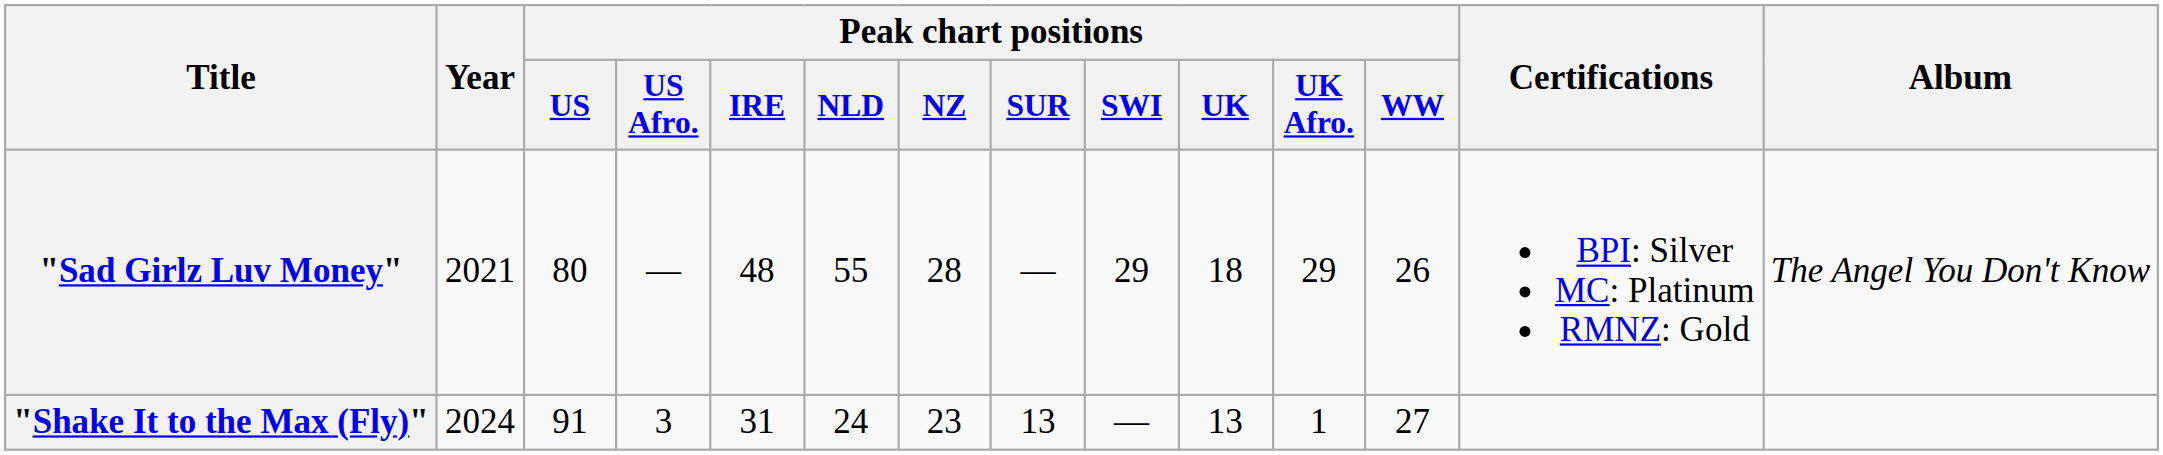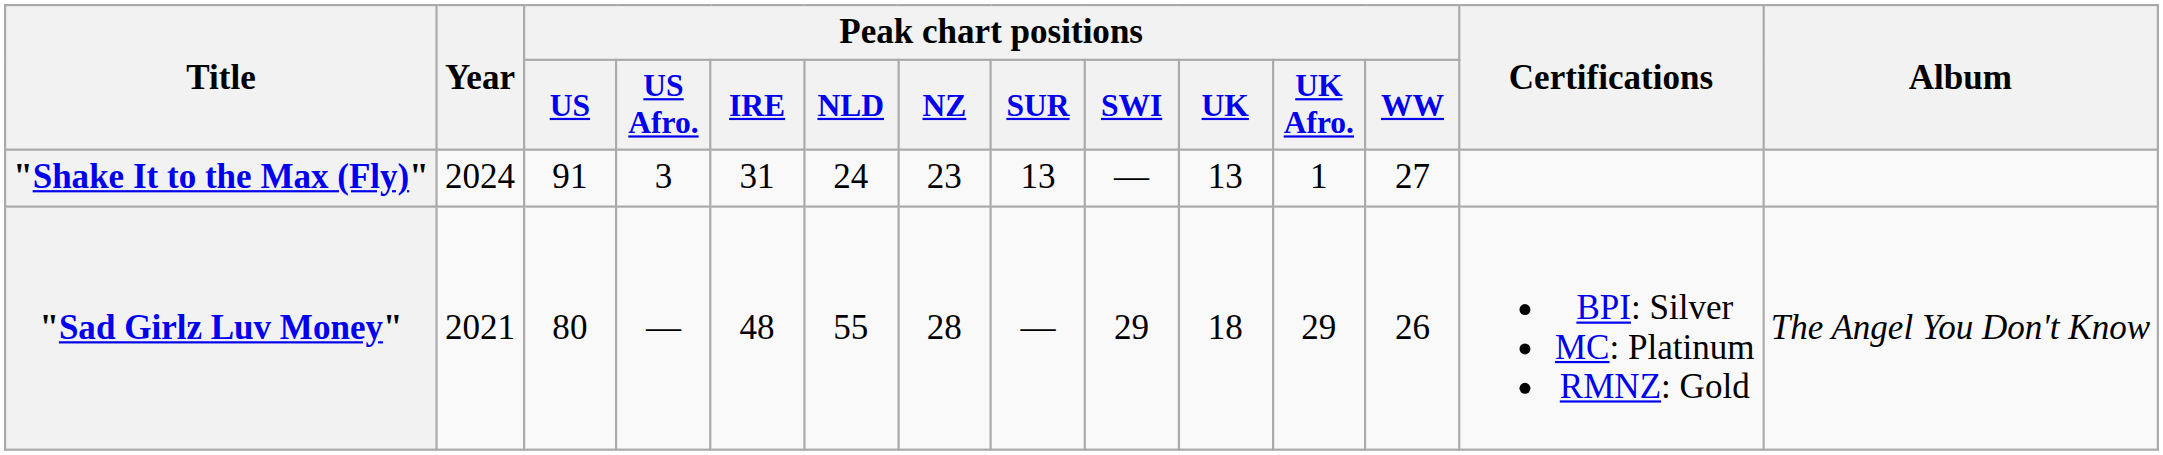rows swapped: (221, 271) <-> (221, 421)
